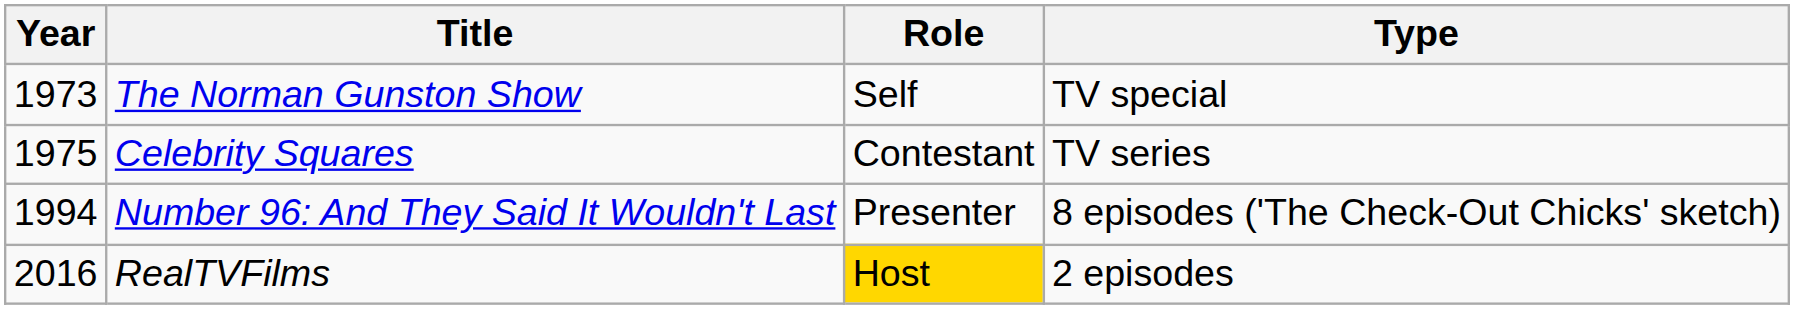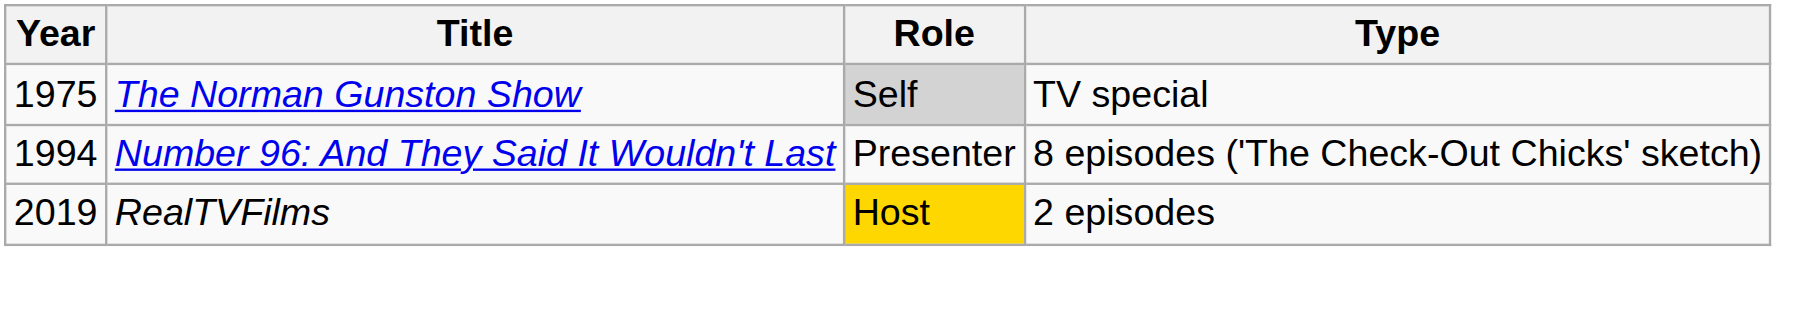(56, 93) 1973 -> (56, 93) 1975
(885, 93) no background -> (885, 93) lightgrey background
- row: (264, 153)
(56, 272) 2016 -> (56, 213) 2019
